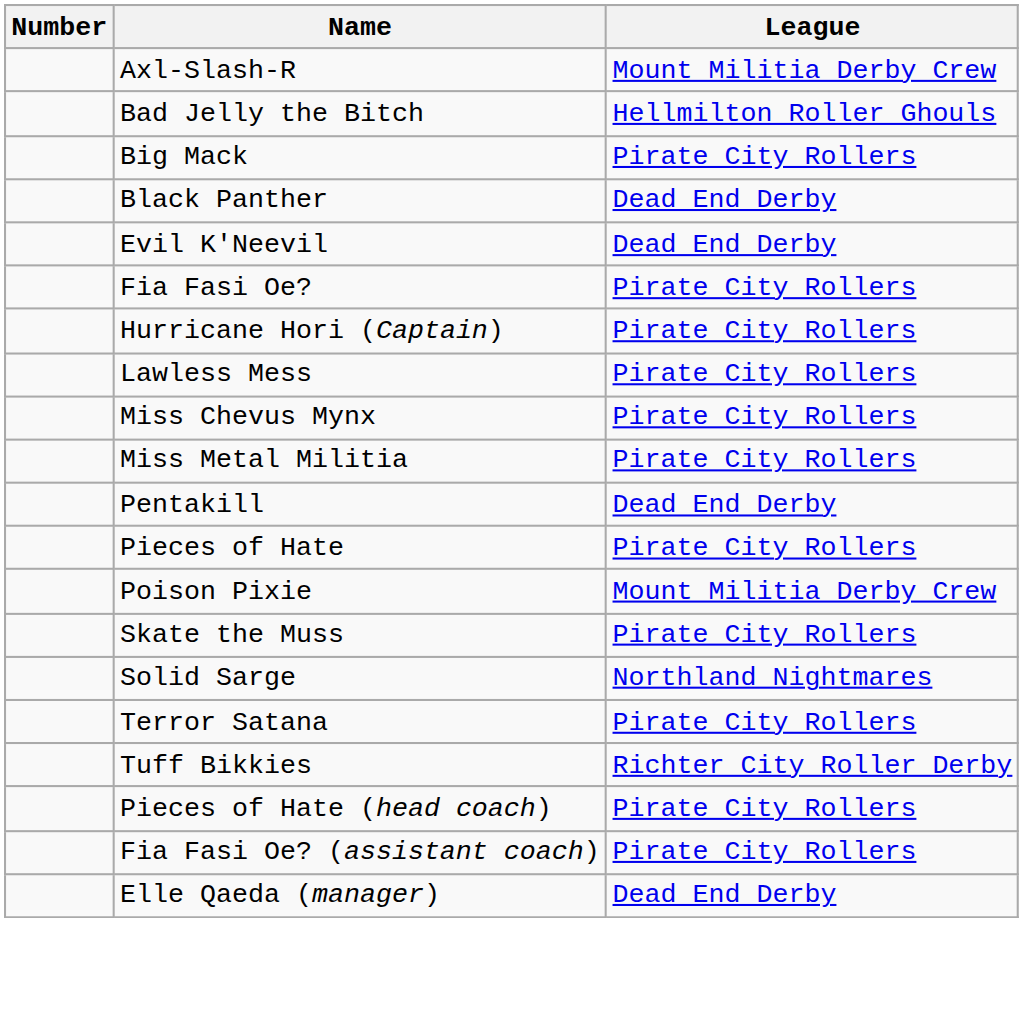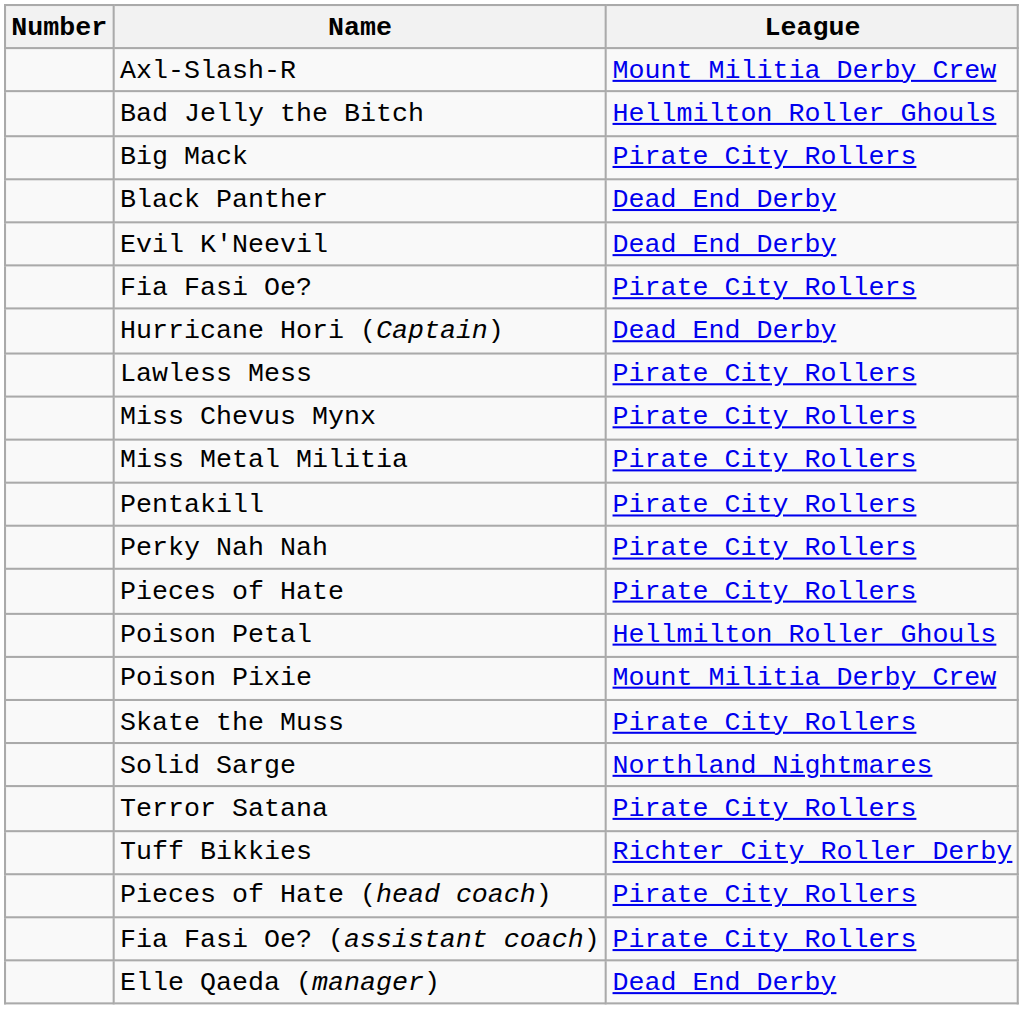(764, 331) Pirate City Rollers -> (724, 331) Dead End Derby
(724, 505) Dead End Derby -> (764, 505) Pirate City Rollers
+ row: (224, 548)
+ row: (216, 635)
